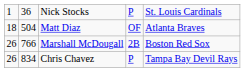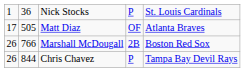(12, 28) 18 -> (12, 28) 17
(29, 28) 504 -> (29, 28) 505
(29, 59) 834 -> (29, 59) 844
